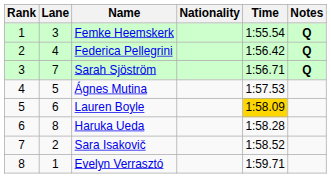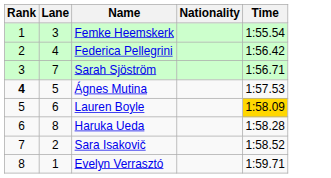- column: (307, 13)
(22, 88) normal -> (22, 88) bold
